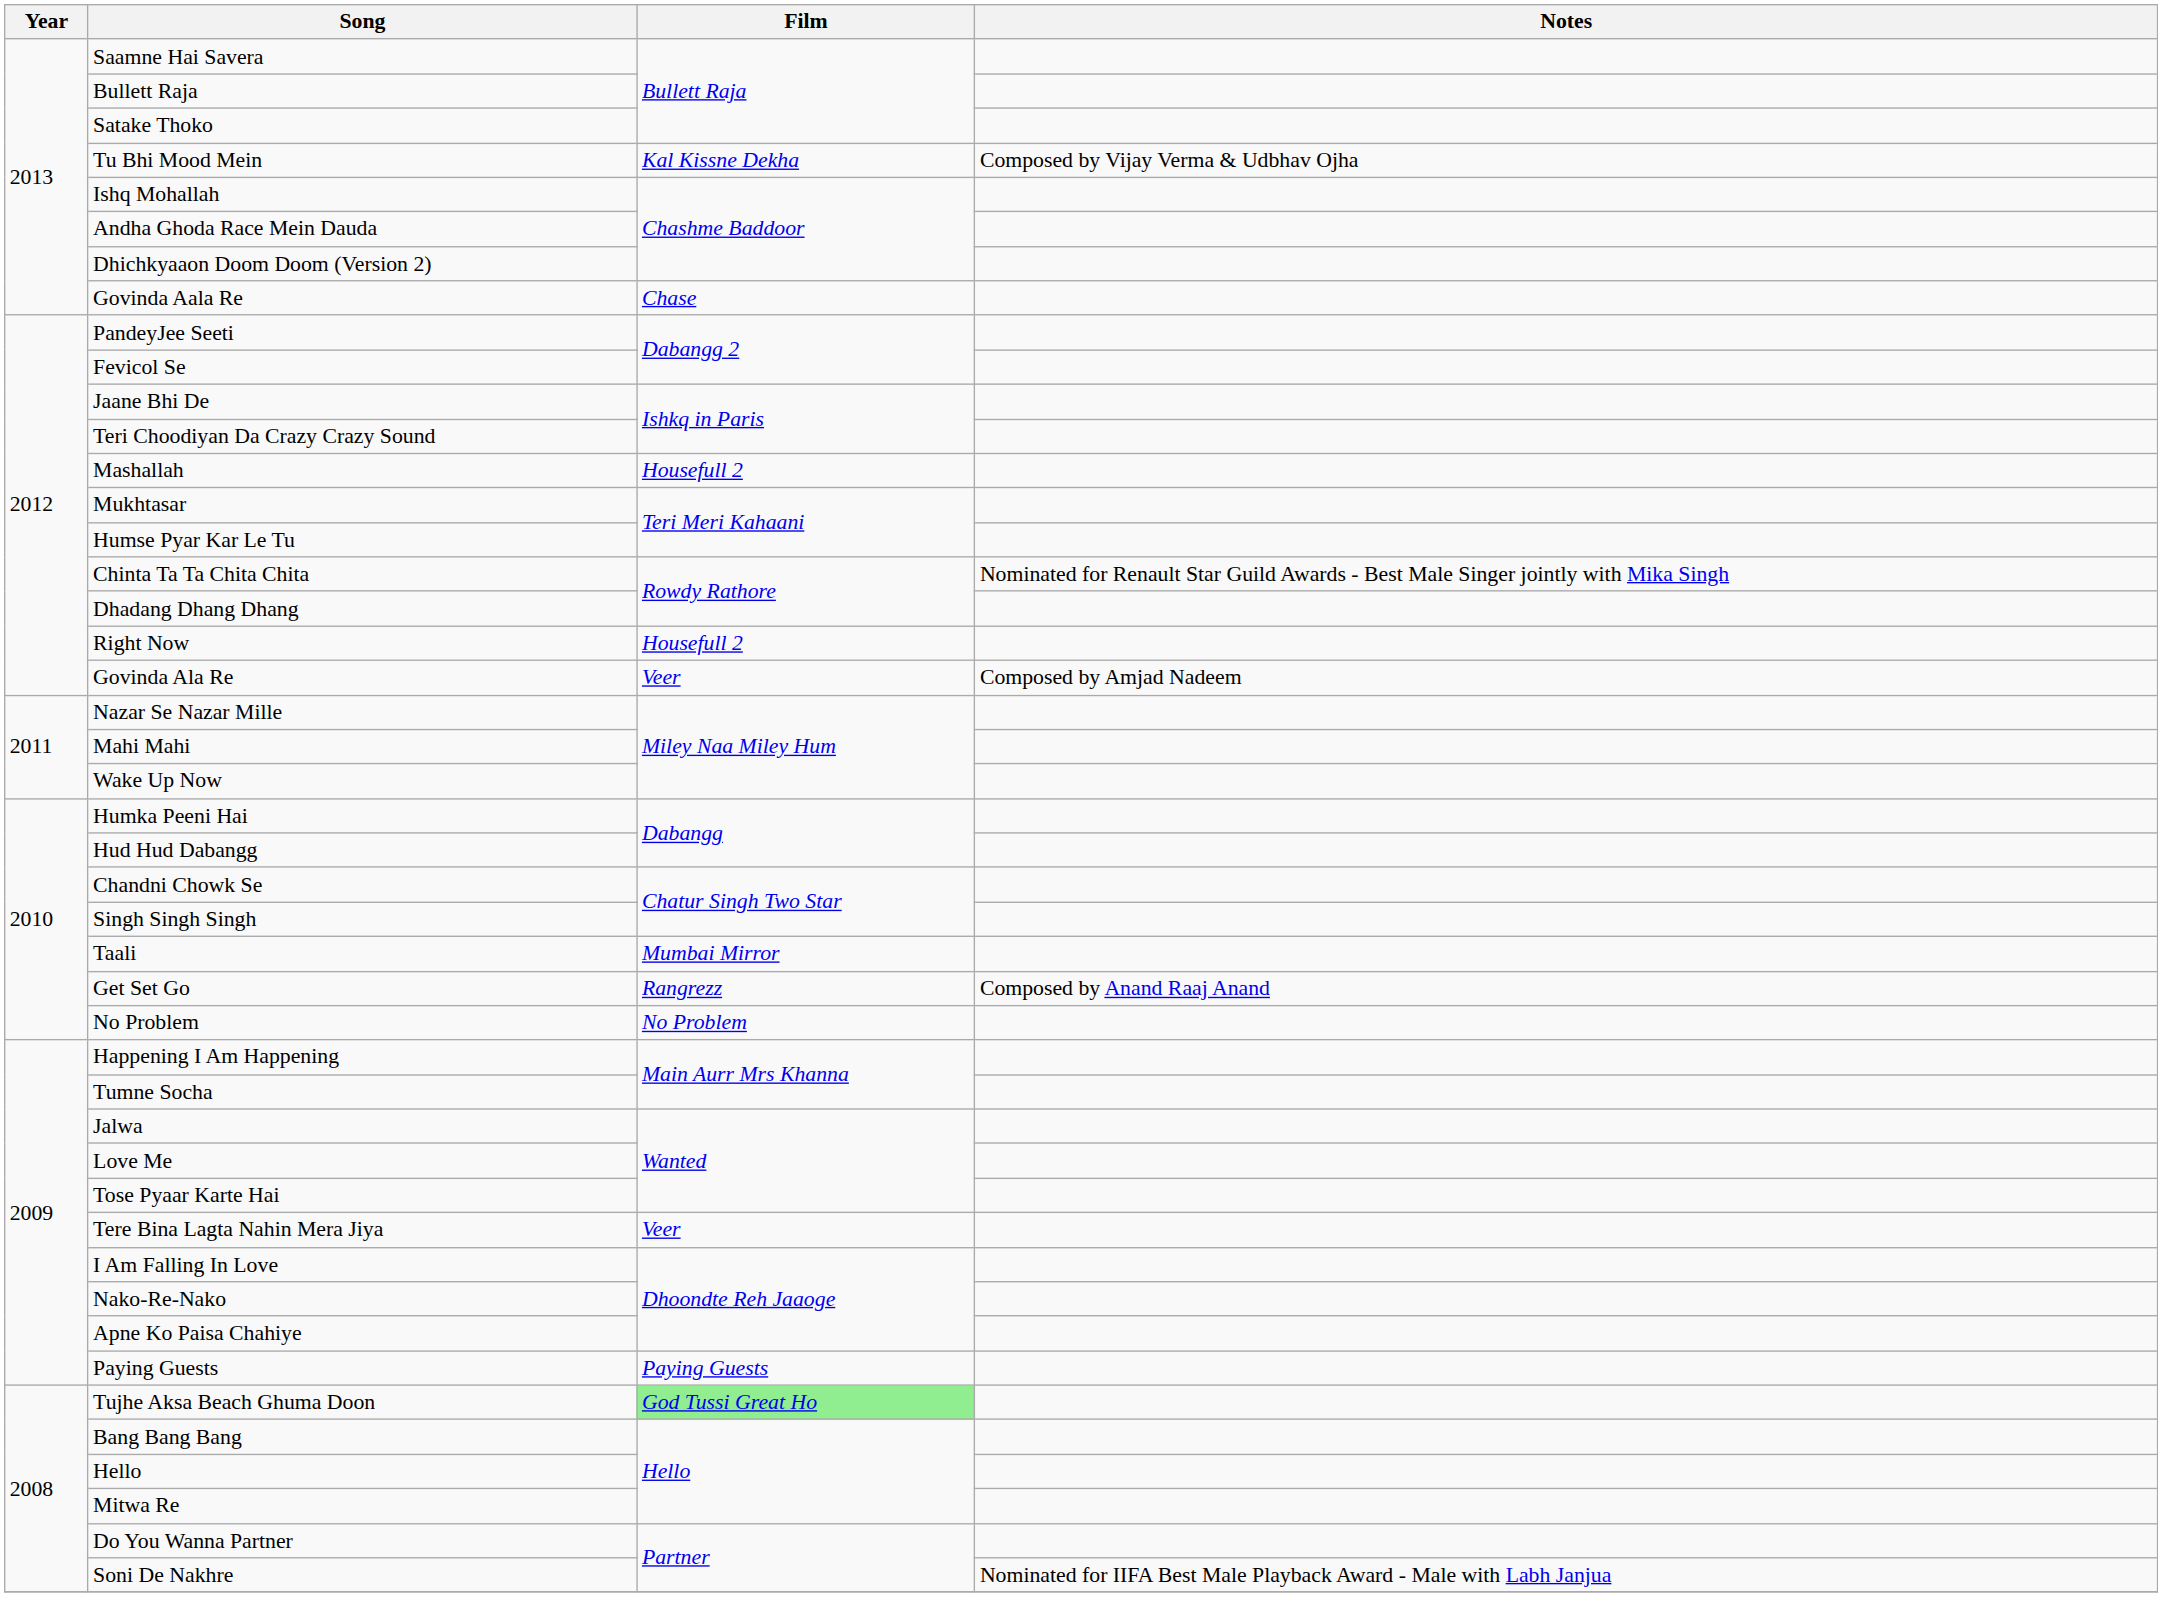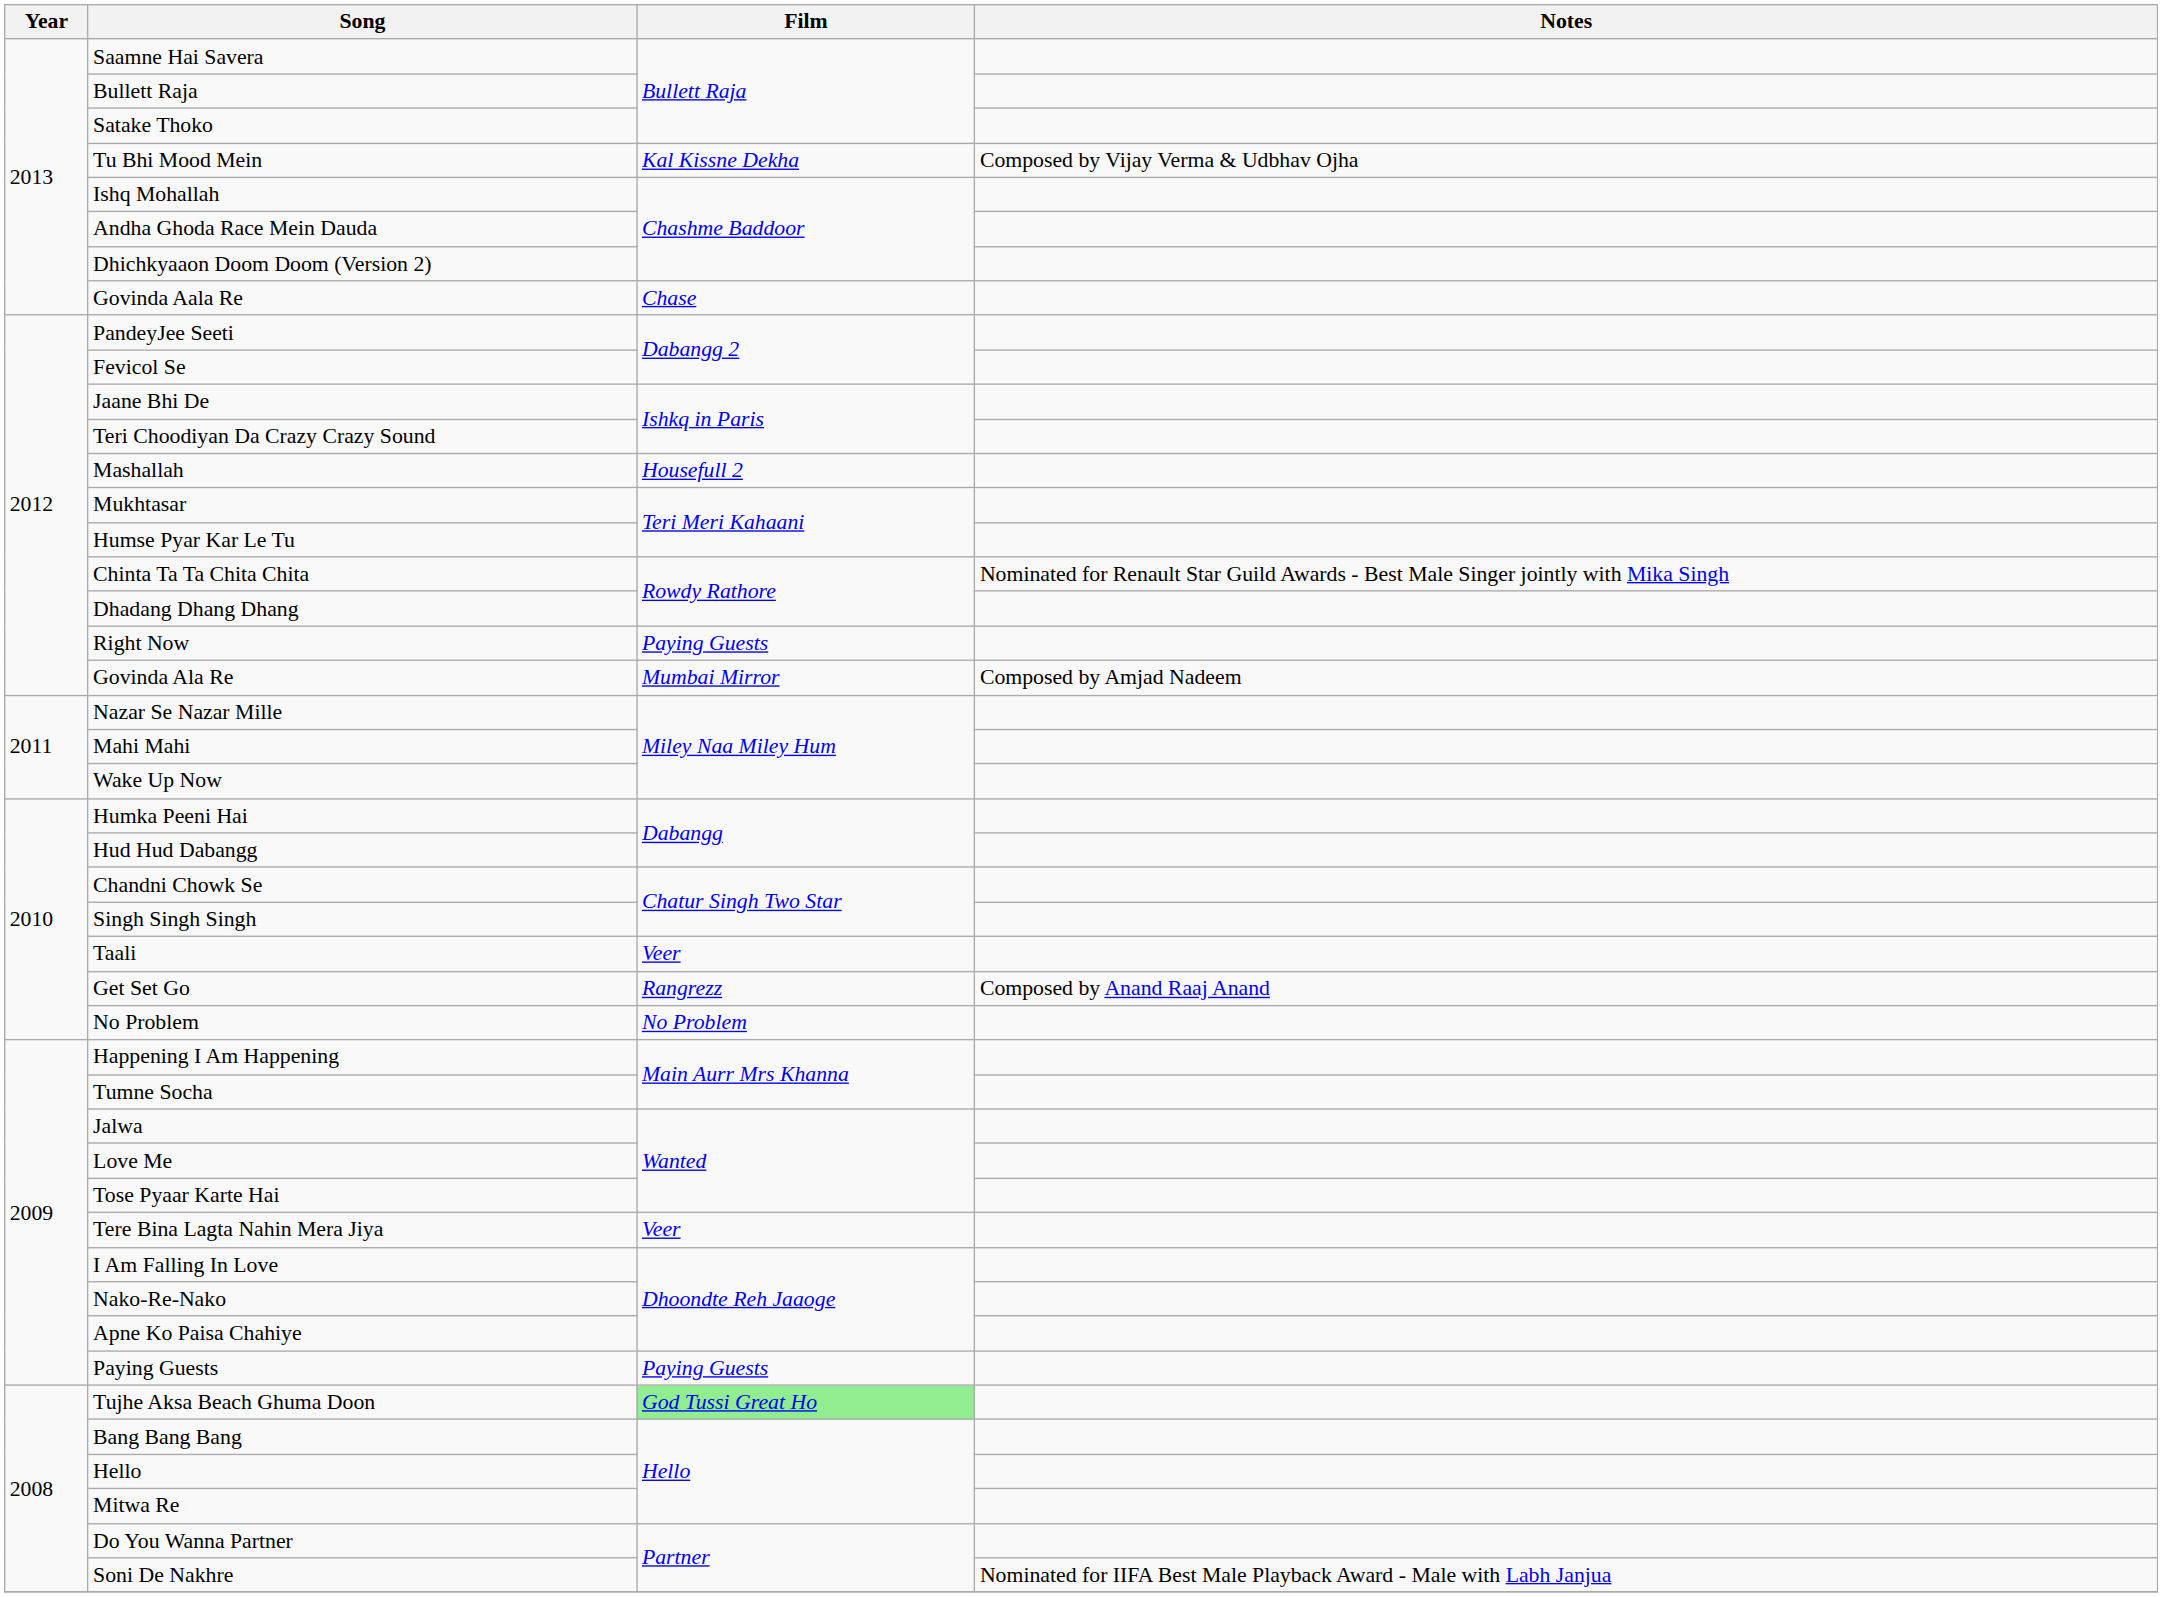(692, 642) Housefull 2 -> (705, 642) Paying Guests
(661, 677) Veer -> (711, 677) Mumbai Mirror
(711, 953) Mumbai Mirror -> (661, 953) Veer
